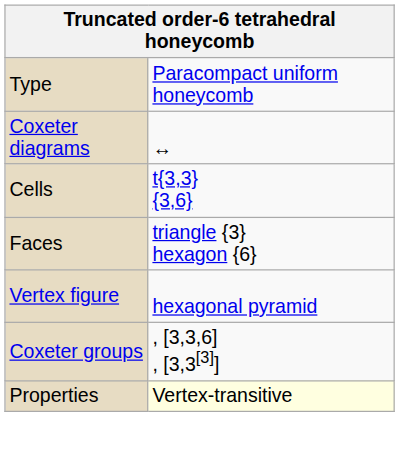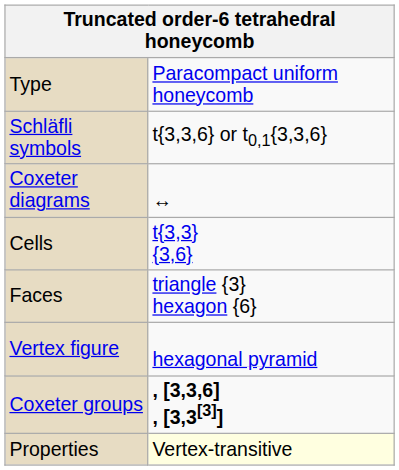+ row: (45, 137)
(186, 351) normal -> (188, 404) bold
